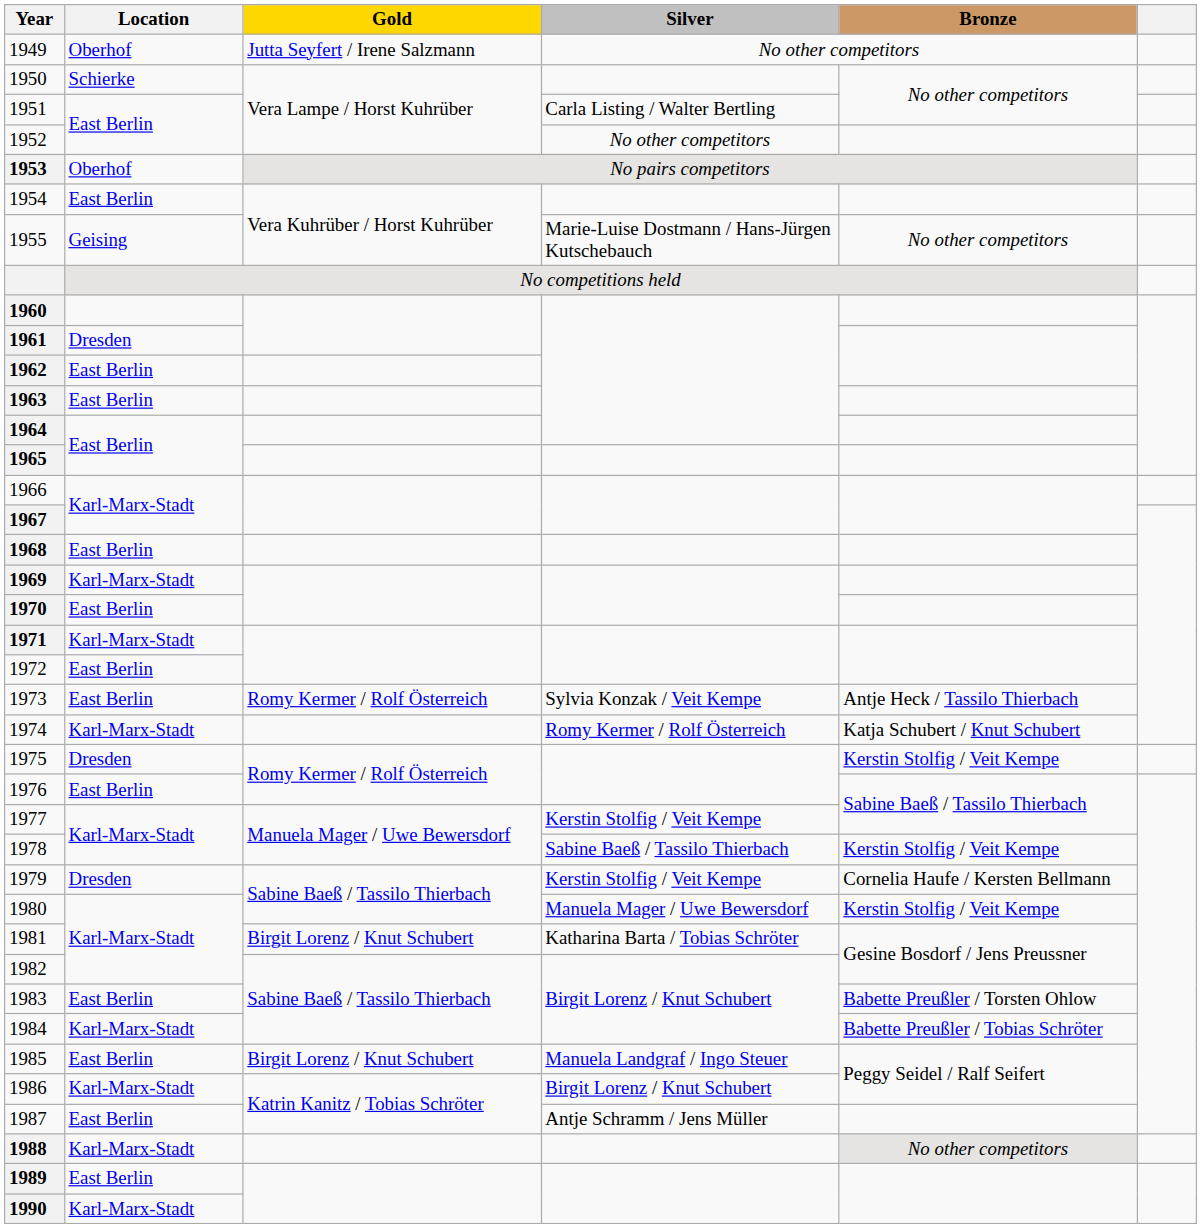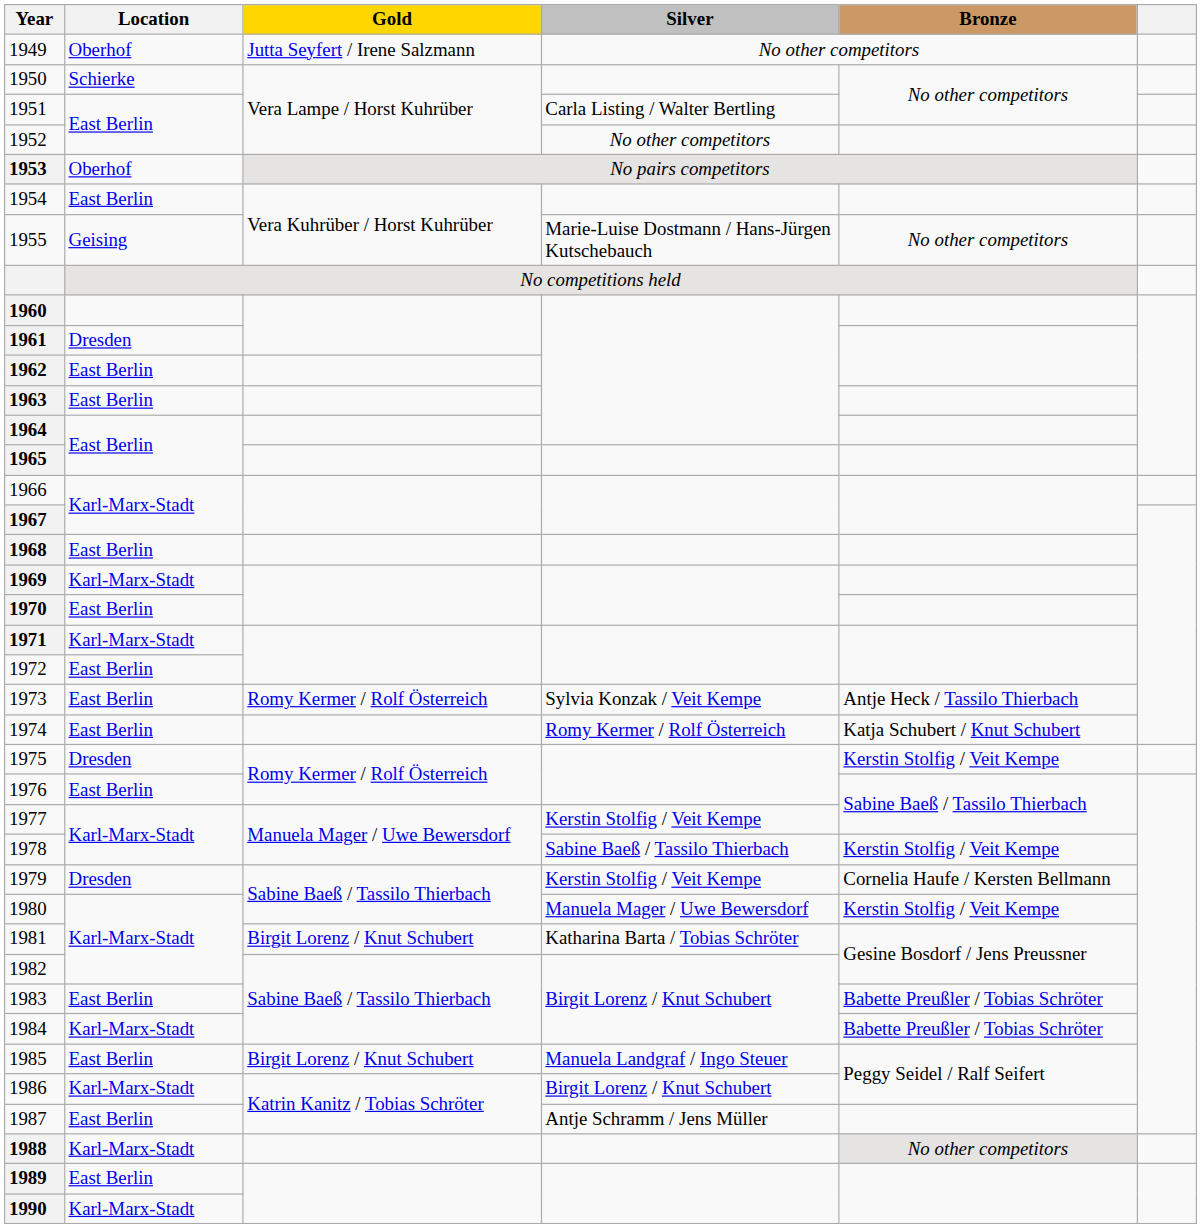(131, 729) Karl-Marx-Stadt -> (111, 729) East Berlin
(970, 998) Babette Preußler / Torsten Ohlow -> (973, 998) Babette Preußler / Tobias Schröter
